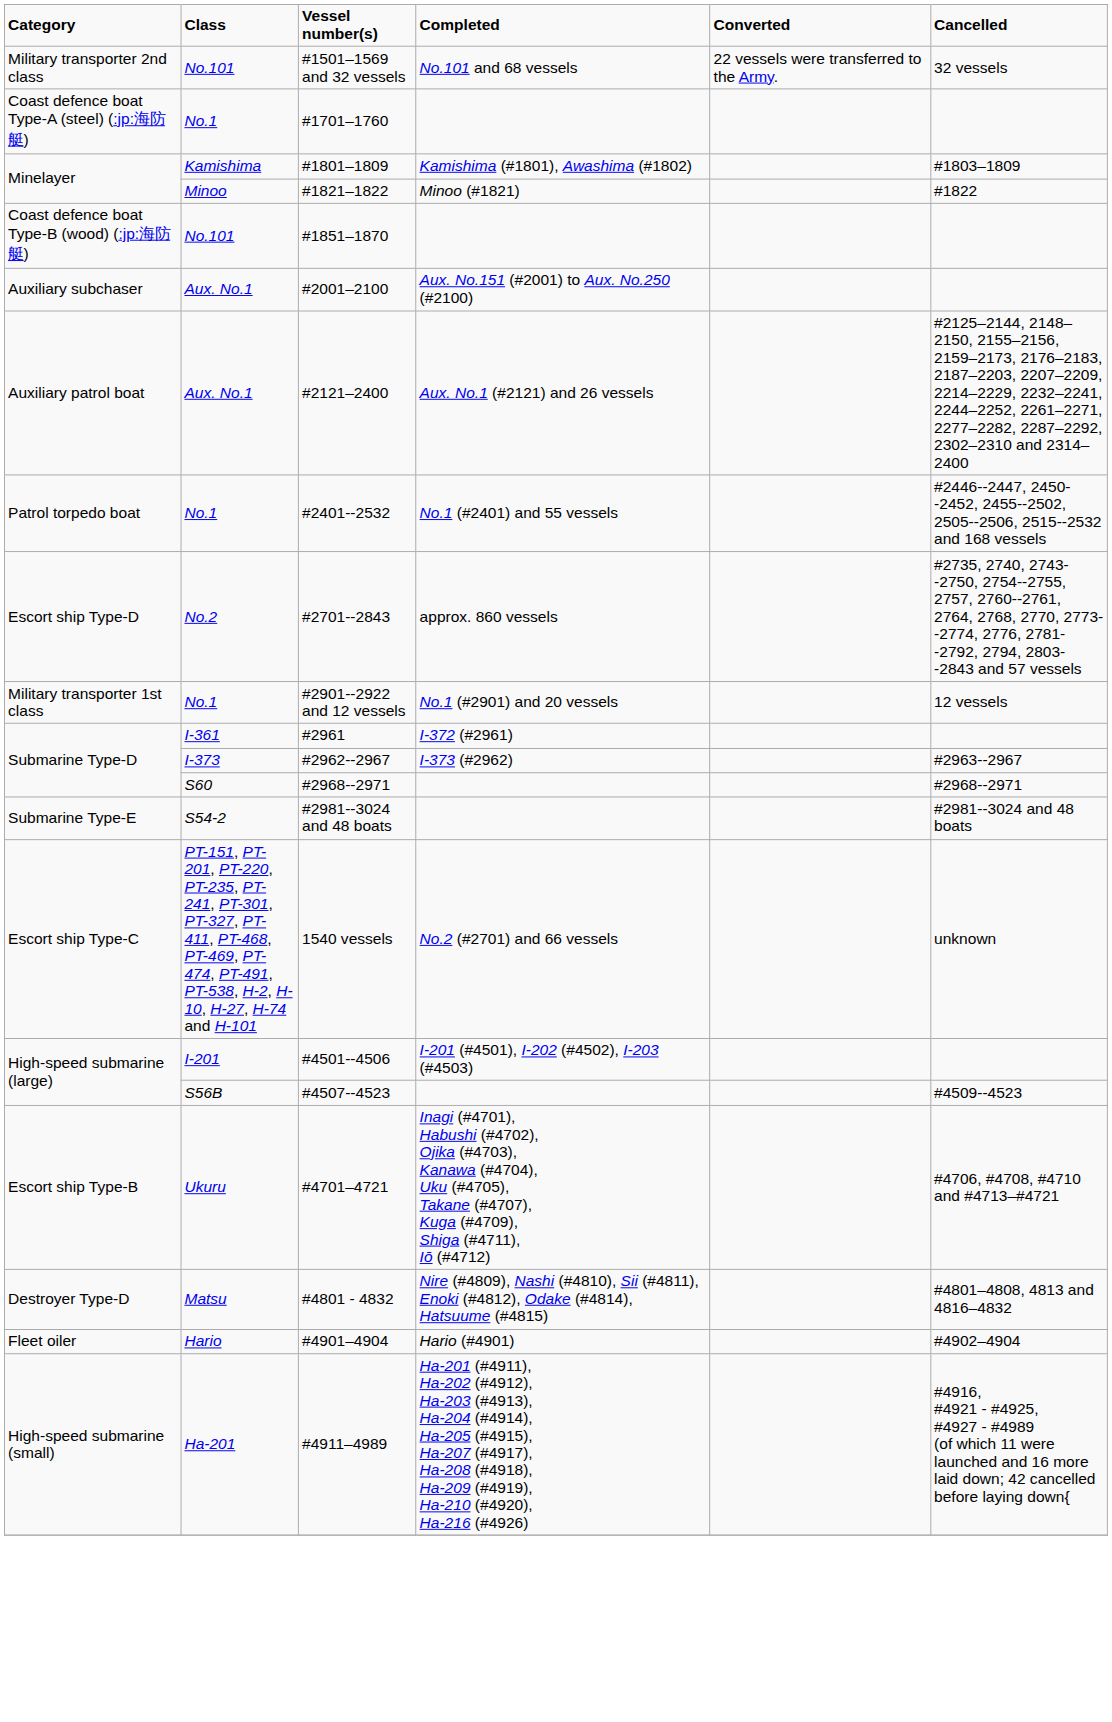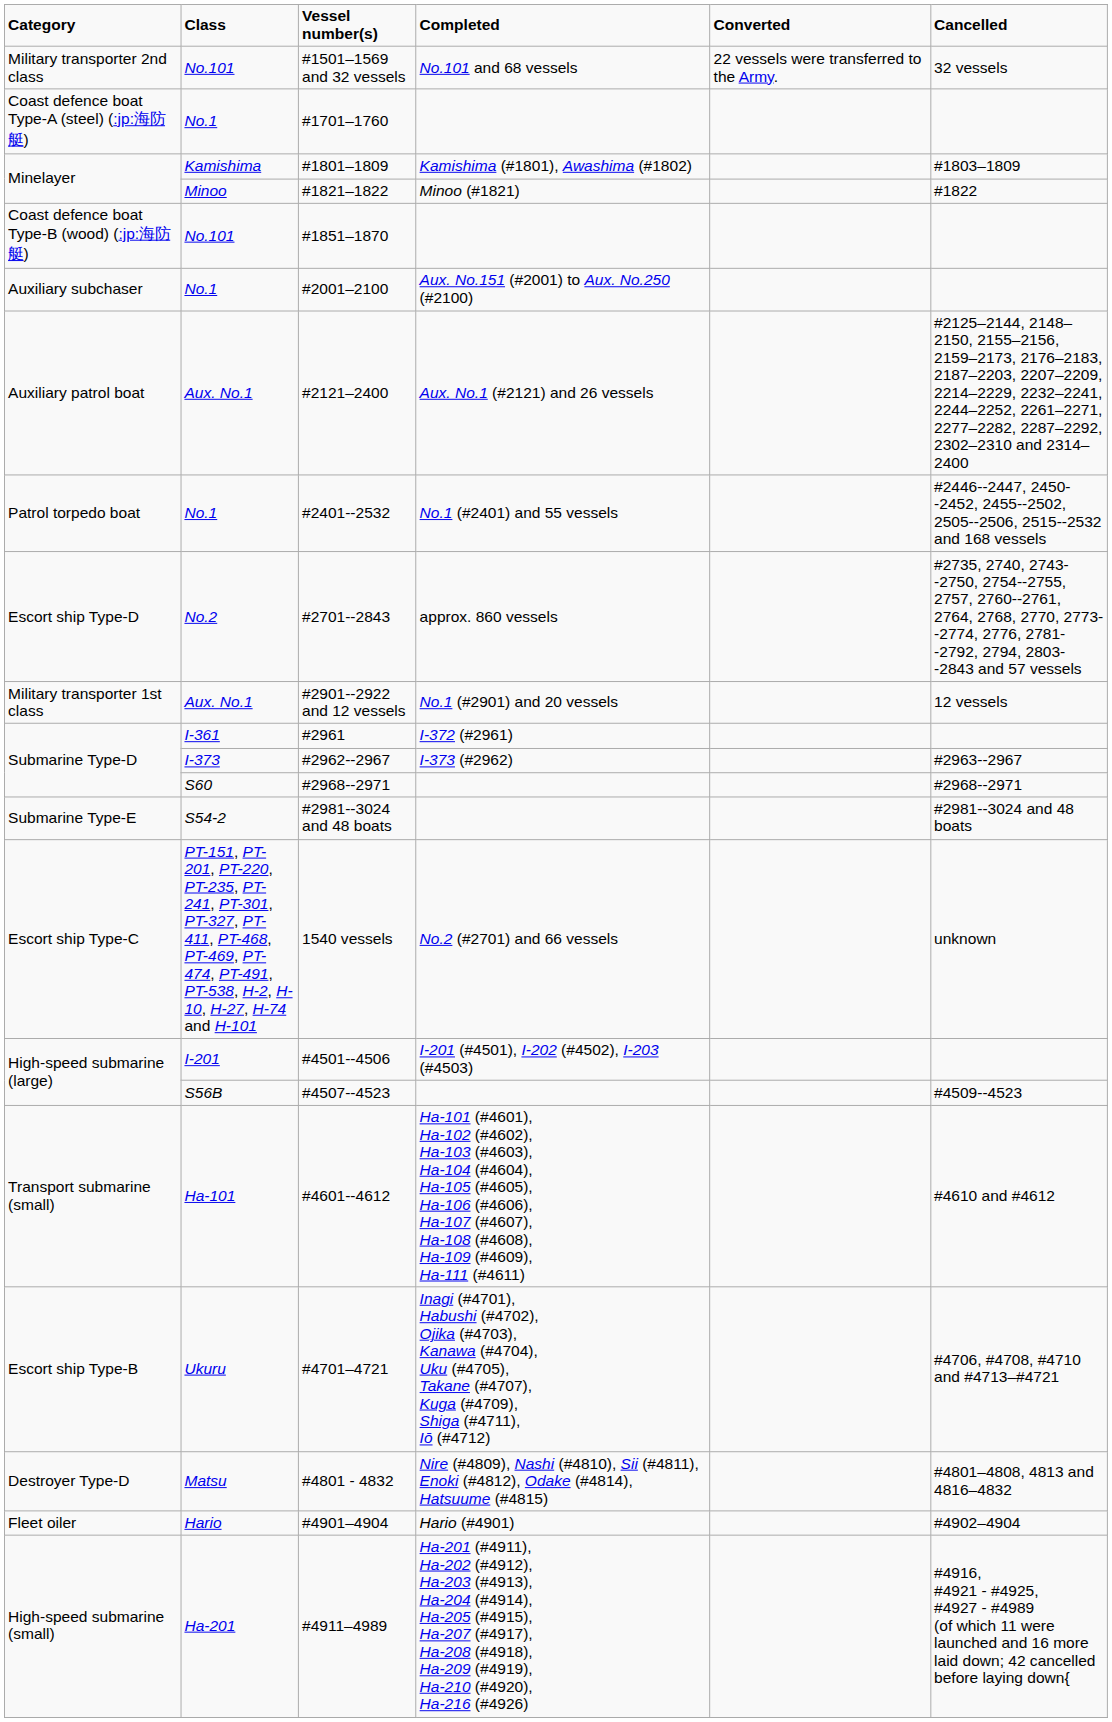(219, 289) Aux. No.1 -> (201, 289) No.1
(201, 702) No.1 -> (219, 702) Aux. No.1
+ row: (346, 1196)
